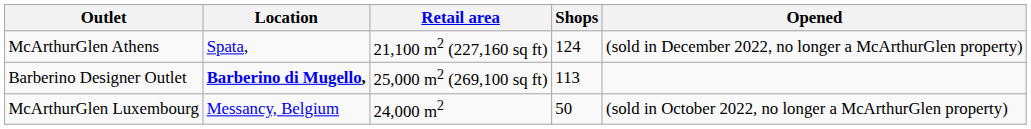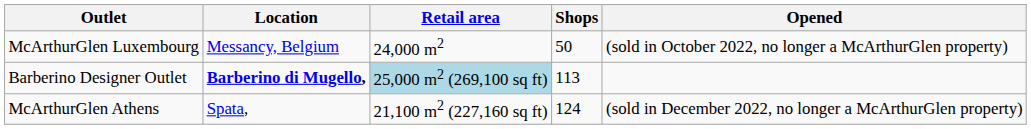rows swapped: (84, 46) <-> (104, 109)
(461, 77) no background -> (461, 77) lightblue background
